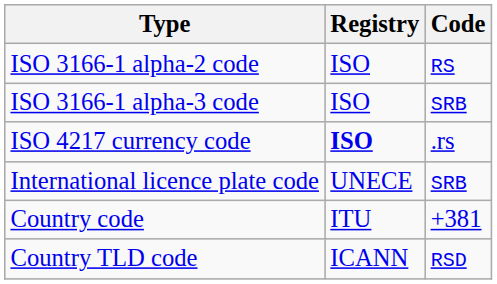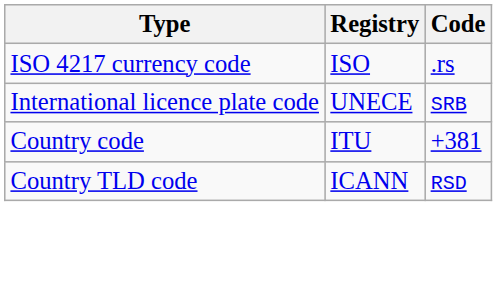- row: (135, 63)
- row: (135, 102)
(352, 141) bold -> (350, 63) normal
